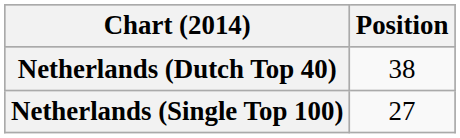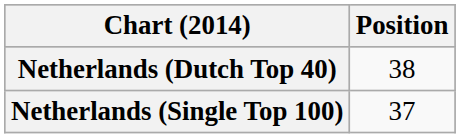(402, 111) 27 -> (402, 111) 37
